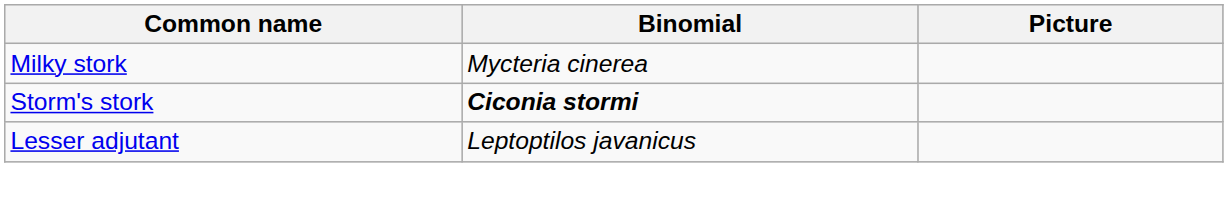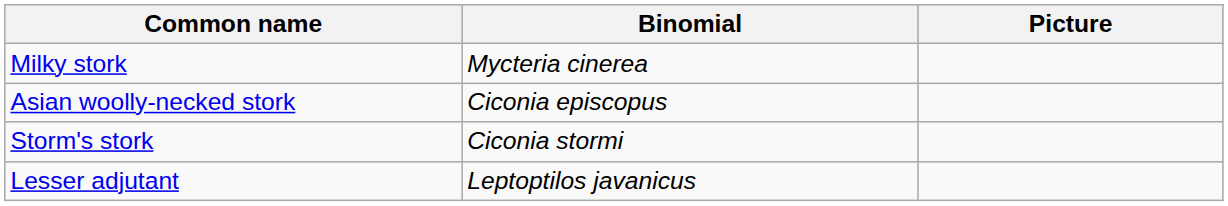+ row: (153, 102)
(553, 102) bold -> (545, 141) normal
